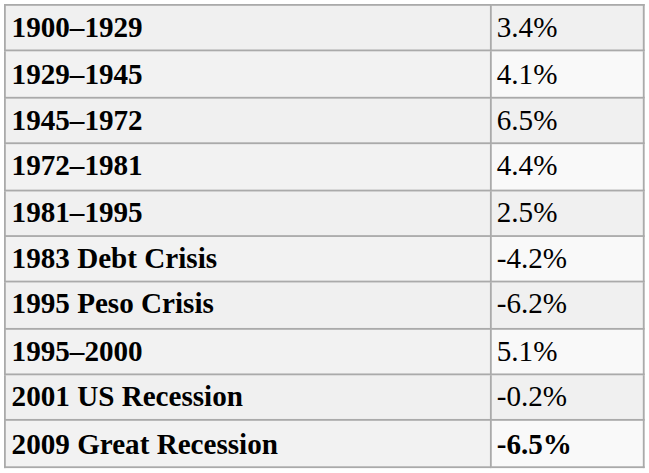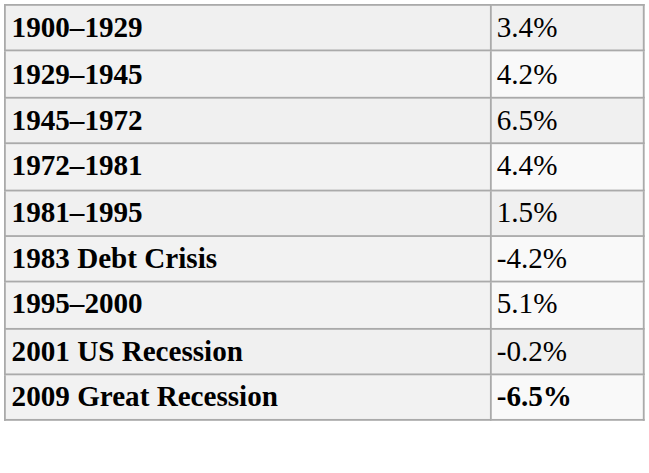(527, 73) 4.1% -> (527, 73) 4.2%
(527, 212) 2.5% -> (527, 212) 1.5%
- row: (113, 304)
